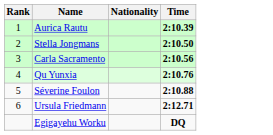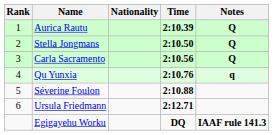+ column: (232, 12)
